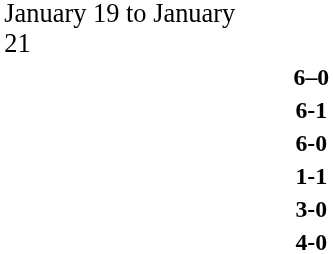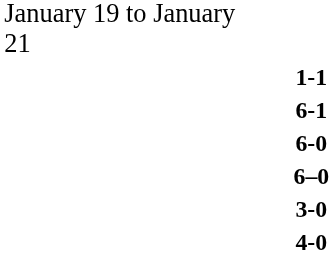rows swapped: (311, 77) <-> (311, 176)
